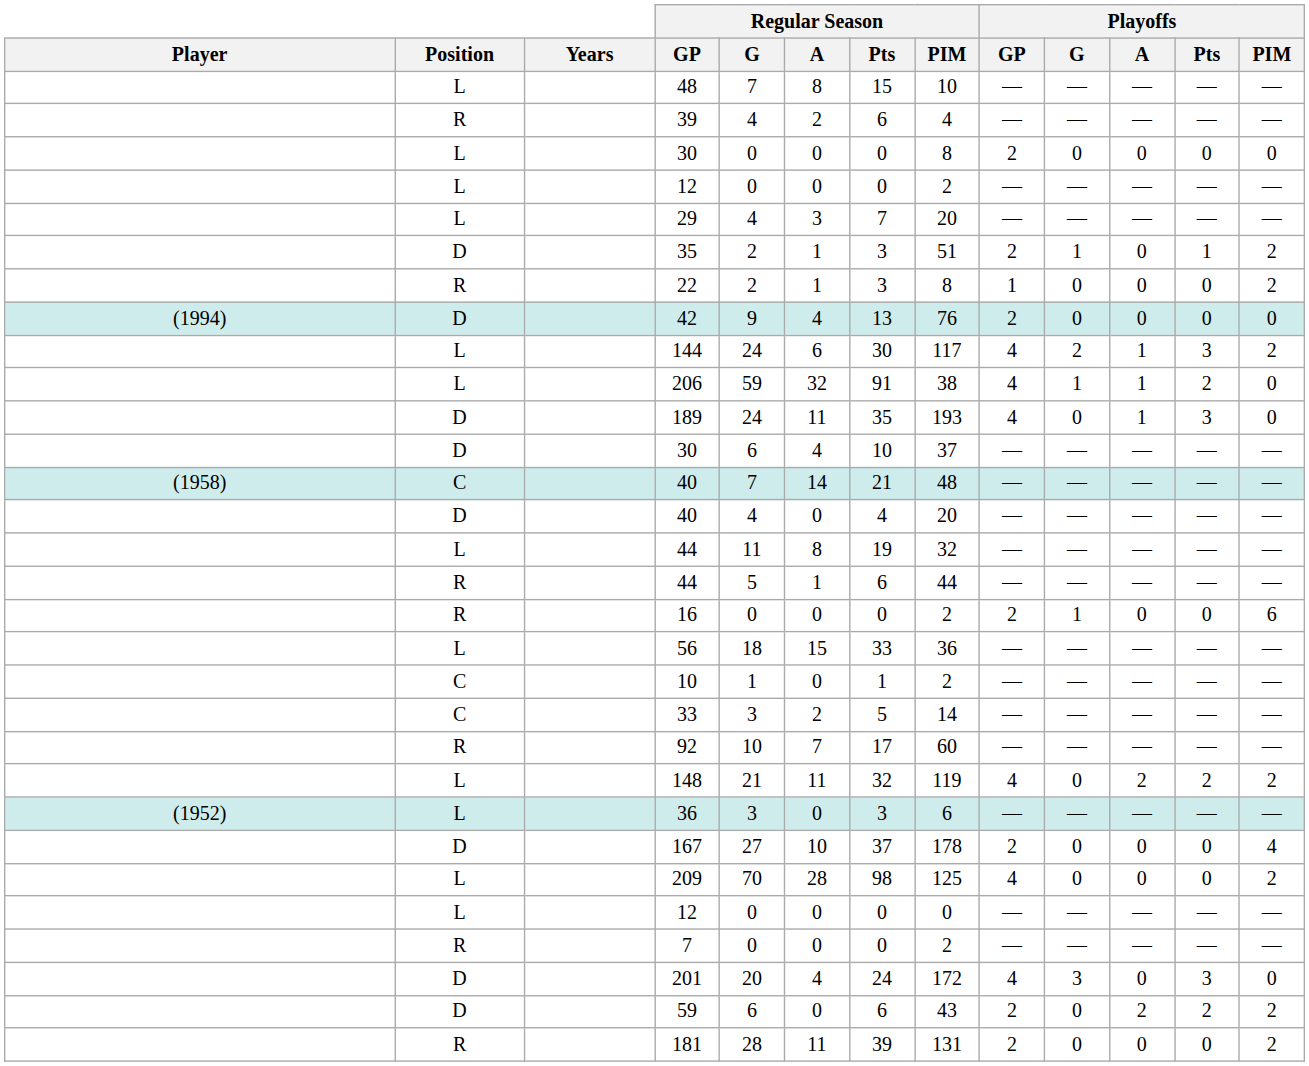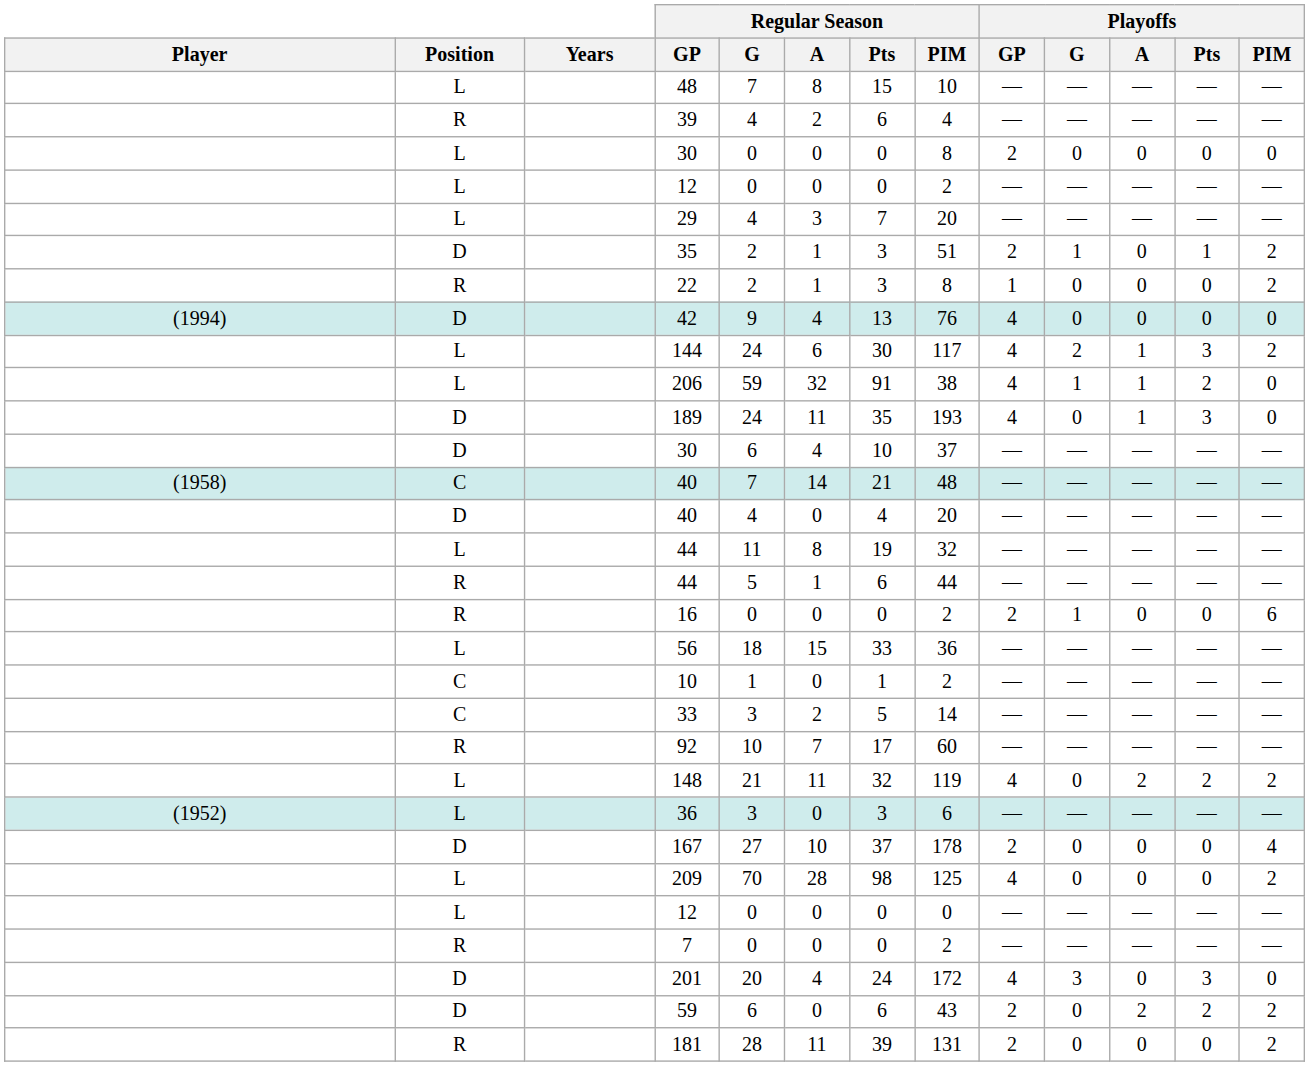(1012, 318) 2 -> (1012, 318) 4
